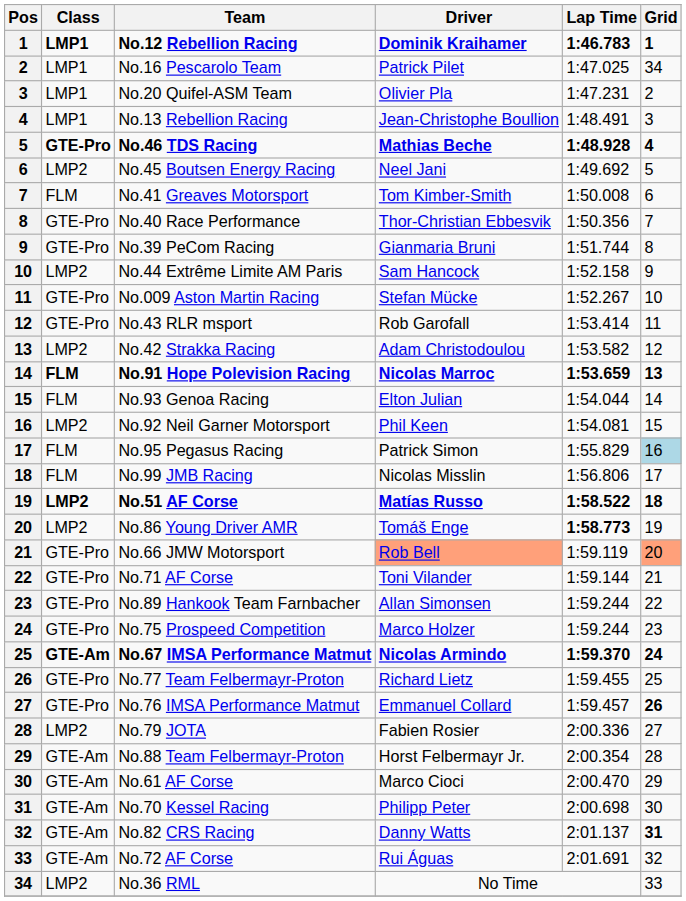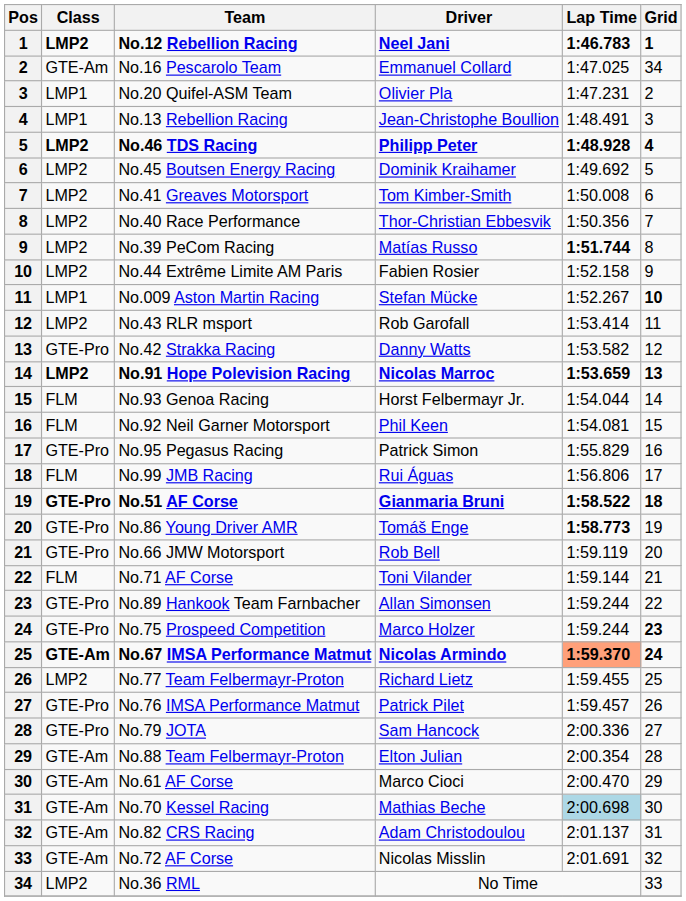(67, 43) LMP1 -> (67, 43) LMP2
(453, 43) Dominik Kraihamer -> (414, 43) Neel Jani
(67, 69) LMP1 -> (77, 69) GTE-Am
(421, 69) Patrick Pilet -> (445, 69) Emmanuel Collard
(78, 145) GTE-Pro -> (67, 145) LMP2
(435, 145) Mathias Beche -> (428, 145) Philipp Peter
(412, 171) Neel Jani -> (447, 171) Dominik Kraihamer
(62, 196) FLM -> (67, 196) LMP2
(77, 222) GTE-Pro -> (67, 222) LMP2
(77, 247) GTE-Pro -> (67, 247) LMP2
(437, 247) Gianmaria Bruni -> (428, 247) Matías Russo
(598, 247) normal -> (598, 247) bold
(429, 272) Sam Hancock -> (429, 272) Fabien Rosier
(77, 298) GTE-Pro -> (67, 298) LMP1
(654, 298) normal -> (654, 298) bold
(77, 323) GTE-Pro -> (67, 323) LMP2
(67, 349) LMP2 -> (77, 349) GTE-Pro
(452, 349) Adam Christodoulou -> (425, 349) Danny Watts
(62, 374) FLM -> (67, 374) LMP2
(421, 400) Elton Julian -> (452, 400) Horst Felbermayr Jr.
(67, 425) LMP2 -> (62, 425) FLM
(62, 451) FLM -> (77, 451) GTE-Pro
(654, 451) lightblue background -> (654, 451) no background
(432, 476) Nicolas Misslin -> (416, 476) Rui Águas
(67, 502) LMP2 -> (78, 502) GTE-Pro
(431, 502) Matías Russo -> (442, 502) Gianmaria Bruni
(67, 527) LMP2 -> (77, 527) GTE-Pro
(409, 553) lightsalmon background -> (409, 553) no background
(654, 553) lightsalmon background -> (654, 553) no background
(77, 578) GTE-Pro -> (62, 578) FLM
(654, 629) normal -> (654, 629) bold
(598, 655) no background -> (598, 655) lightsalmon background
(77, 680) GTE-Pro -> (67, 680) LMP2
(445, 706) Emmanuel Collard -> (421, 706) Patrick Pilet
(654, 706) bold -> (654, 706) normal
(67, 731) LMP2 -> (77, 731) GTE-Pro
(429, 731) Fabien Rosier -> (429, 731) Sam Hancock
(452, 757) Horst Felbermayr Jr. -> (421, 757) Elton Julian
(425, 808) Philipp Peter -> (432, 808) Mathias Beche
(598, 808) no background -> (598, 808) lightblue background
(425, 833) Danny Watts -> (452, 833) Adam Christodoulou
(654, 833) bold -> (654, 833) normal
(416, 859) Rui Águas -> (432, 859) Nicolas Misslin
